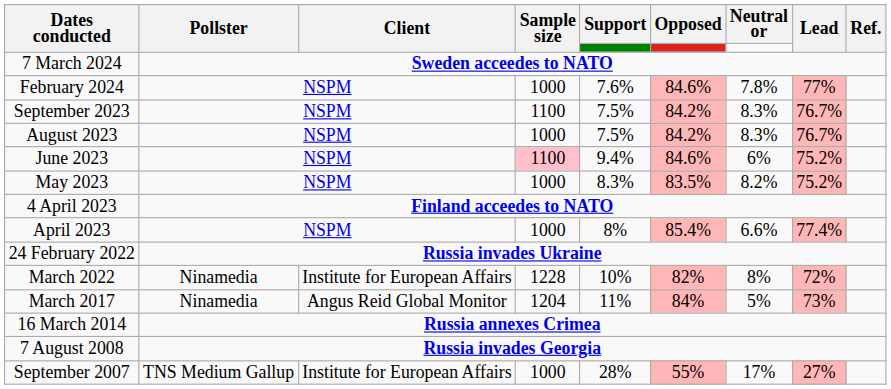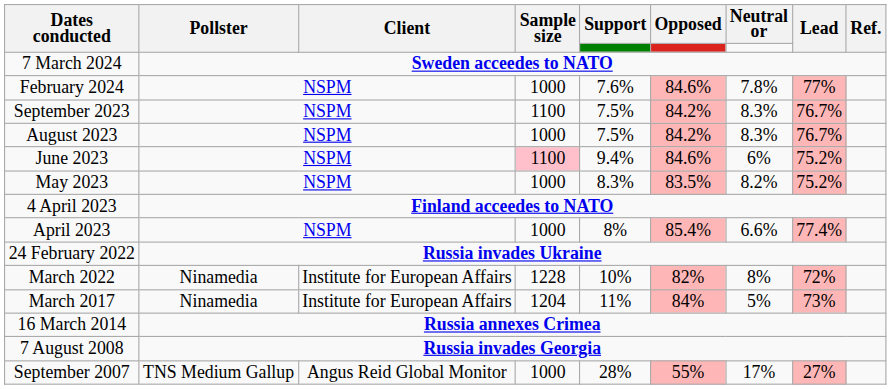(407, 301) Angus Reid Global Monitor -> (407, 301) Institute for European Affairs
(407, 372) Institute for European Affairs -> (407, 372) Angus Reid Global Monitor
